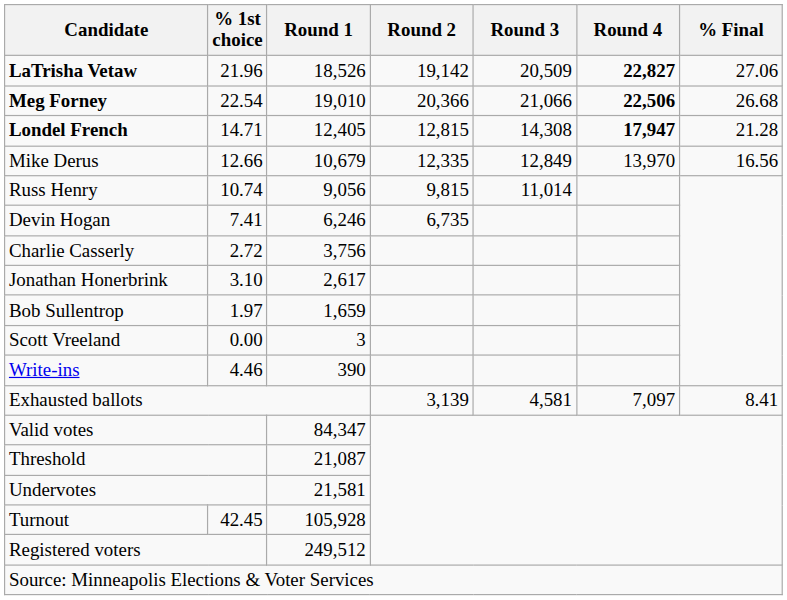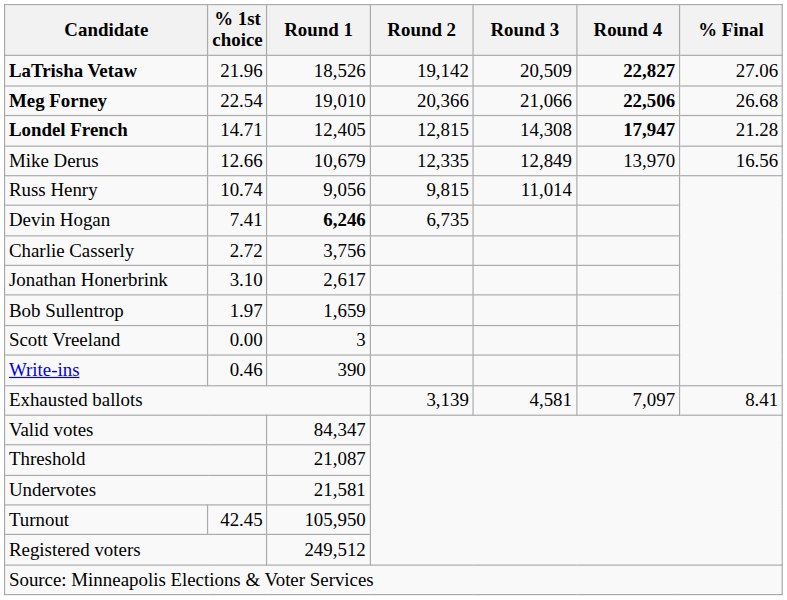(345, 220) normal -> (345, 220) bold
(246, 370) 4.46 -> (246, 370) 0.46
(335, 519) 105,928 -> (335, 519) 105,950
